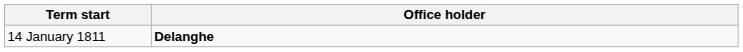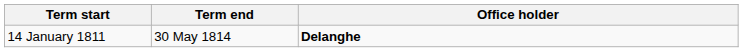+ column: (224, 15)
